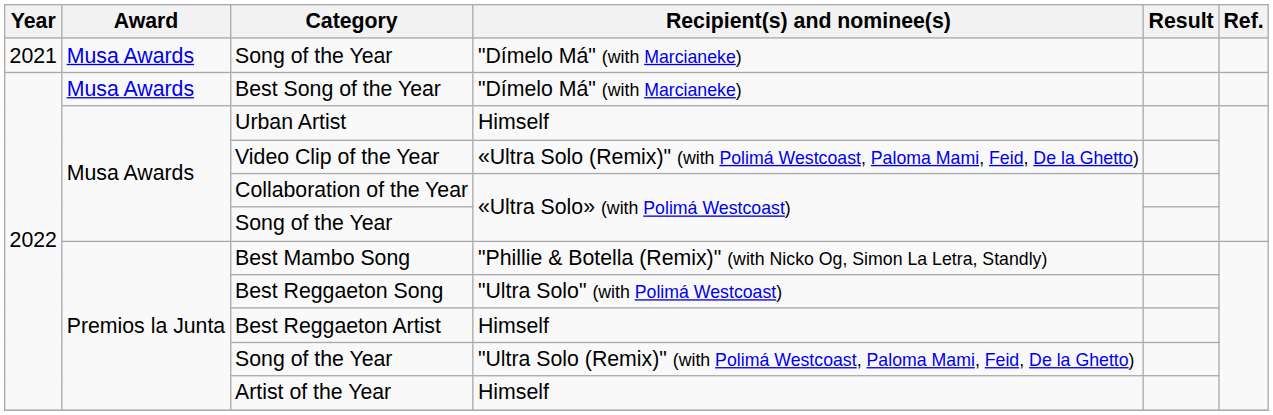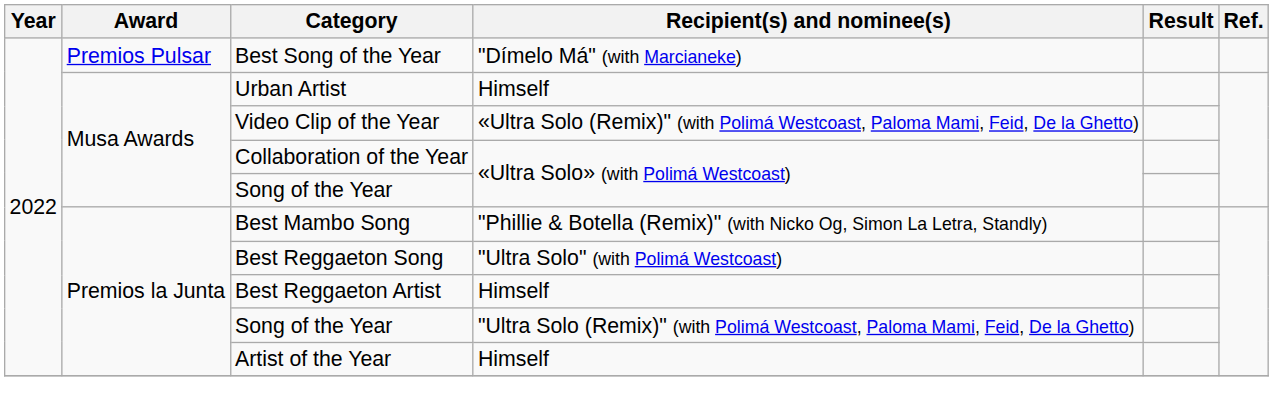- row: (314, 55)
(130, 88) Musa Awards -> (139, 55) Premios Pulsar
